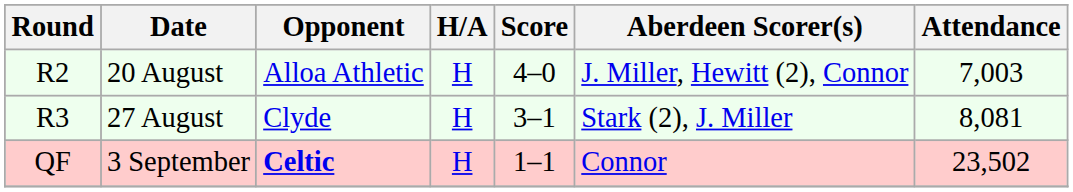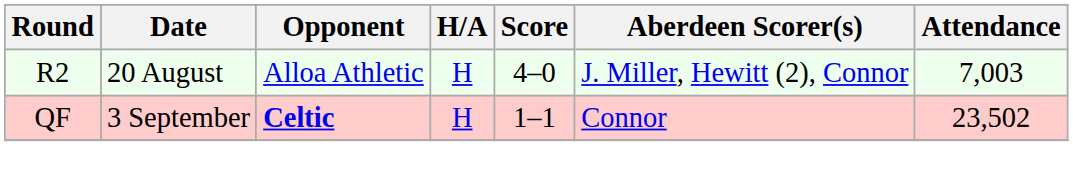- row: (165, 117)
